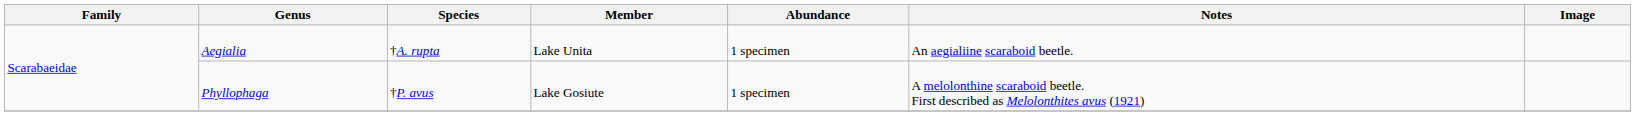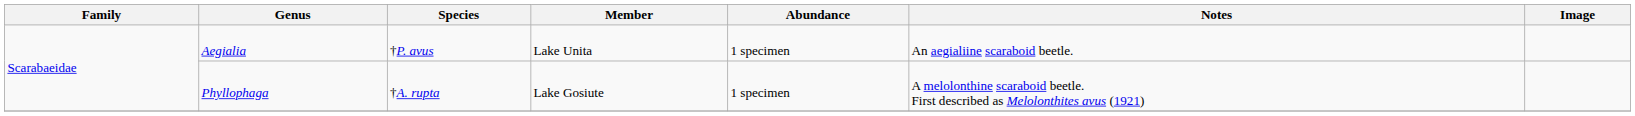(415, 50) †A. rupta -> (412, 50) †P. avus
(412, 93) †P. avus -> (415, 93) †A. rupta
